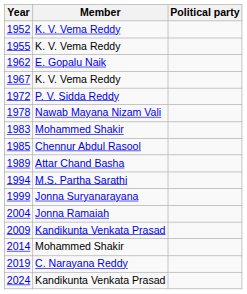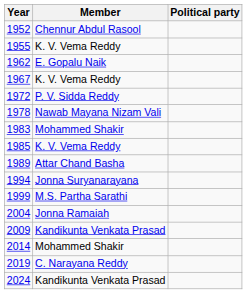(78, 29) K. V. Vema Reddy -> (88, 29) Chennur Abdul Rasool
(88, 146) Chennur Abdul Rasool -> (78, 146) K. V. Vema Reddy
(81, 180) M.S. Partha Sarathi -> (87, 180) Jonna Suryanarayana
(87, 197) Jonna Suryanarayana -> (81, 197) M.S. Partha Sarathi
